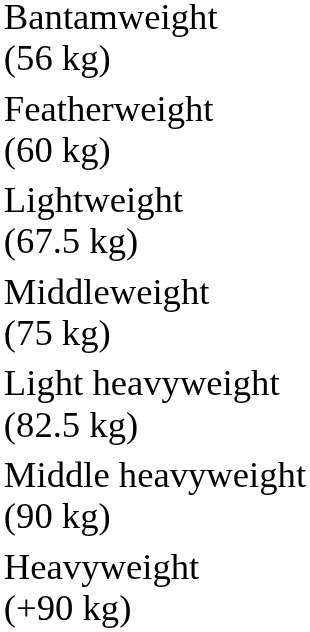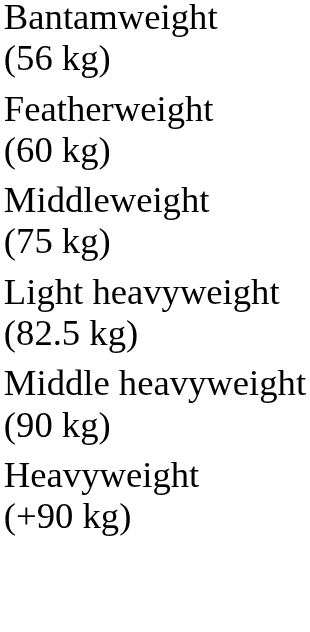- row: (93, 220)
